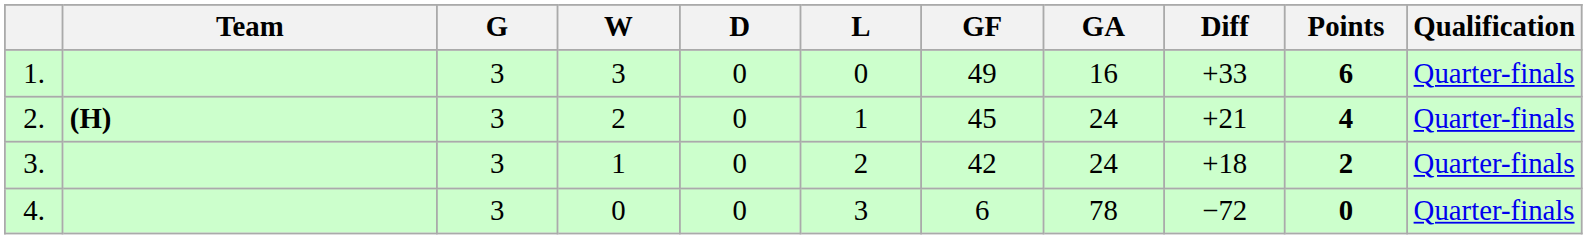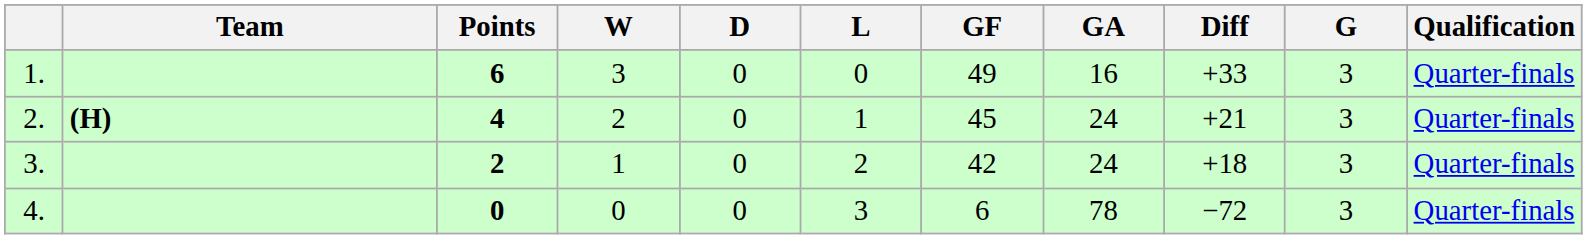columns swapped: (497, 27) <-> (1346, 27)
